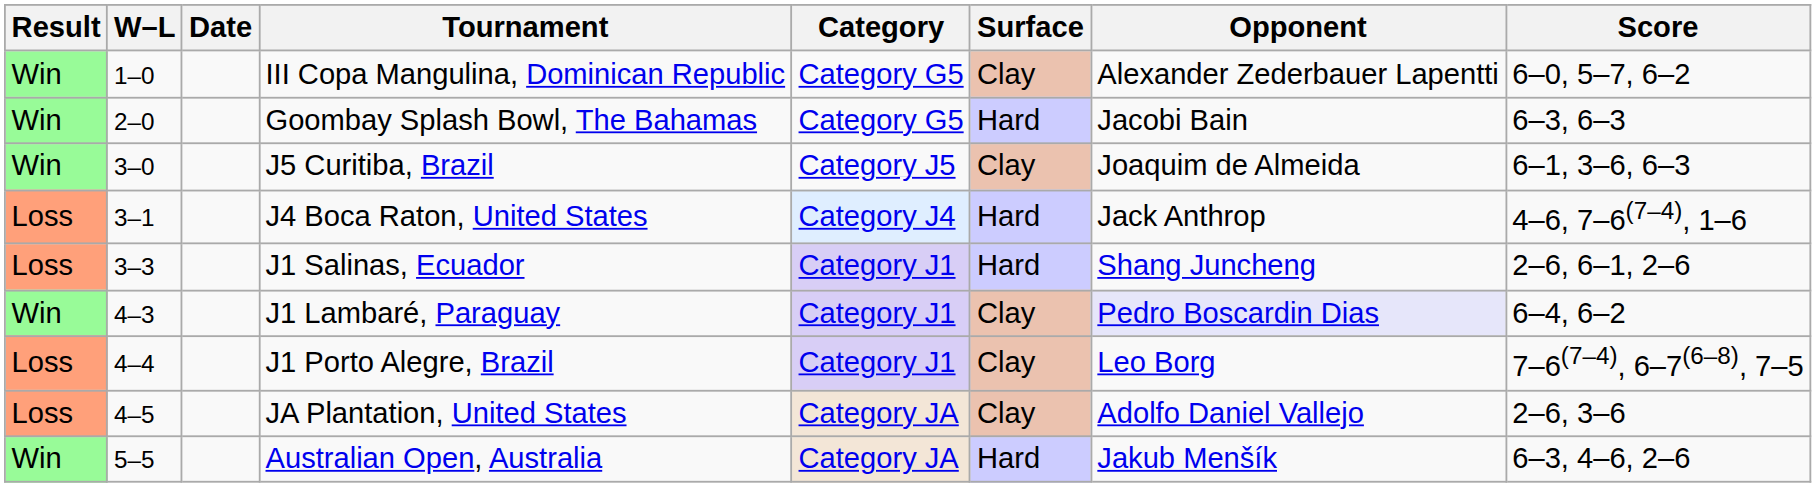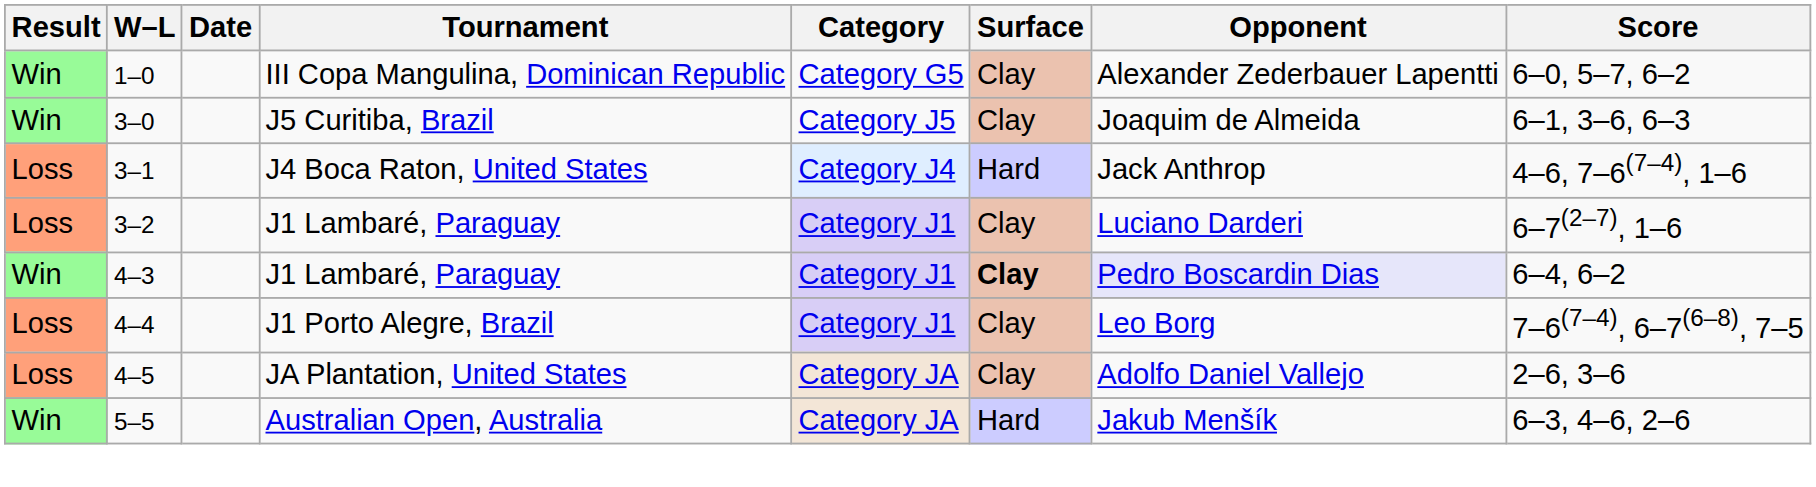- row: (134, 121)
+ row: (134, 225)
- row: (134, 268)
(1006, 312) normal -> (1008, 274) bold
